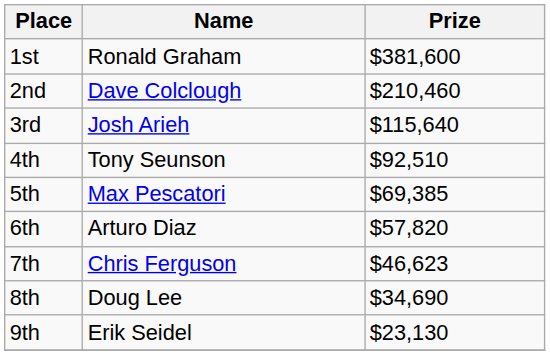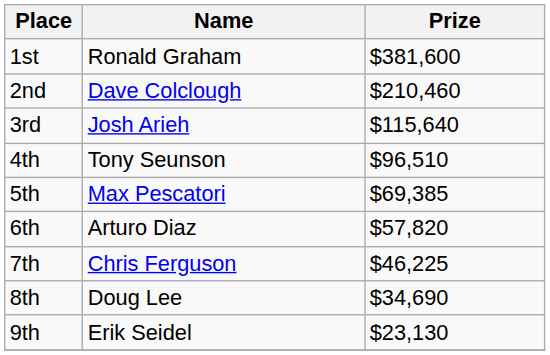(409, 159) $92,510 -> (409, 159) $96,510
(409, 263) $46,623 -> (409, 263) $46,225
